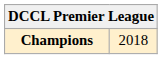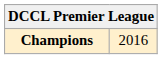(133, 40) 2018 -> (133, 40) 2016
